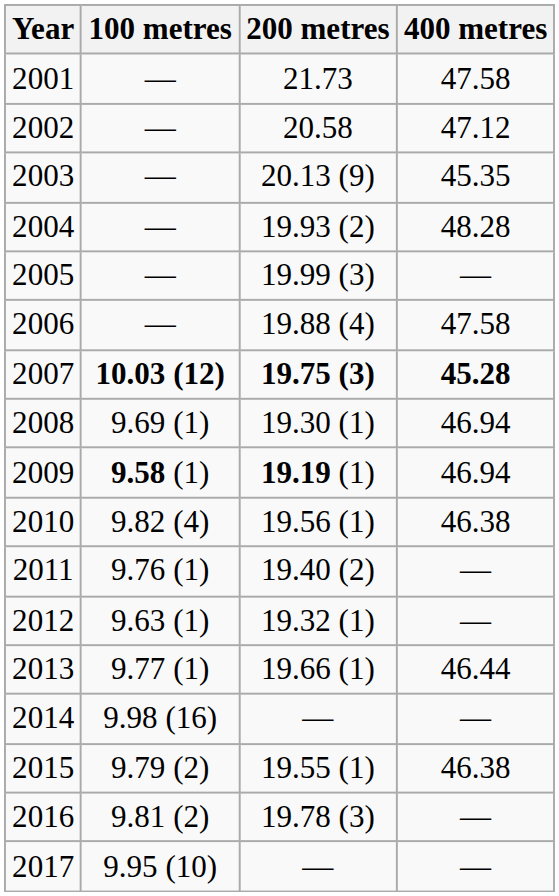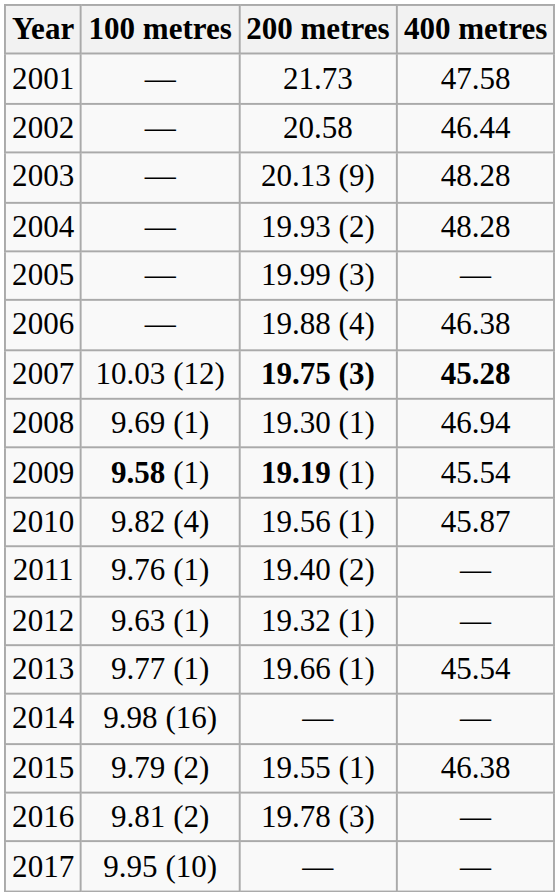(476, 127) 47.12 -> (476, 127) 46.44
(476, 176) 45.35 -> (476, 176) 48.28
(476, 324) 47.58 -> (476, 324) 46.38
(160, 373) bold -> (160, 373) normal
(476, 472) 46.94 -> (476, 472) 45.54
(476, 521) 46.38 -> (476, 521) 45.87
(476, 669) 46.44 -> (476, 669) 45.54
